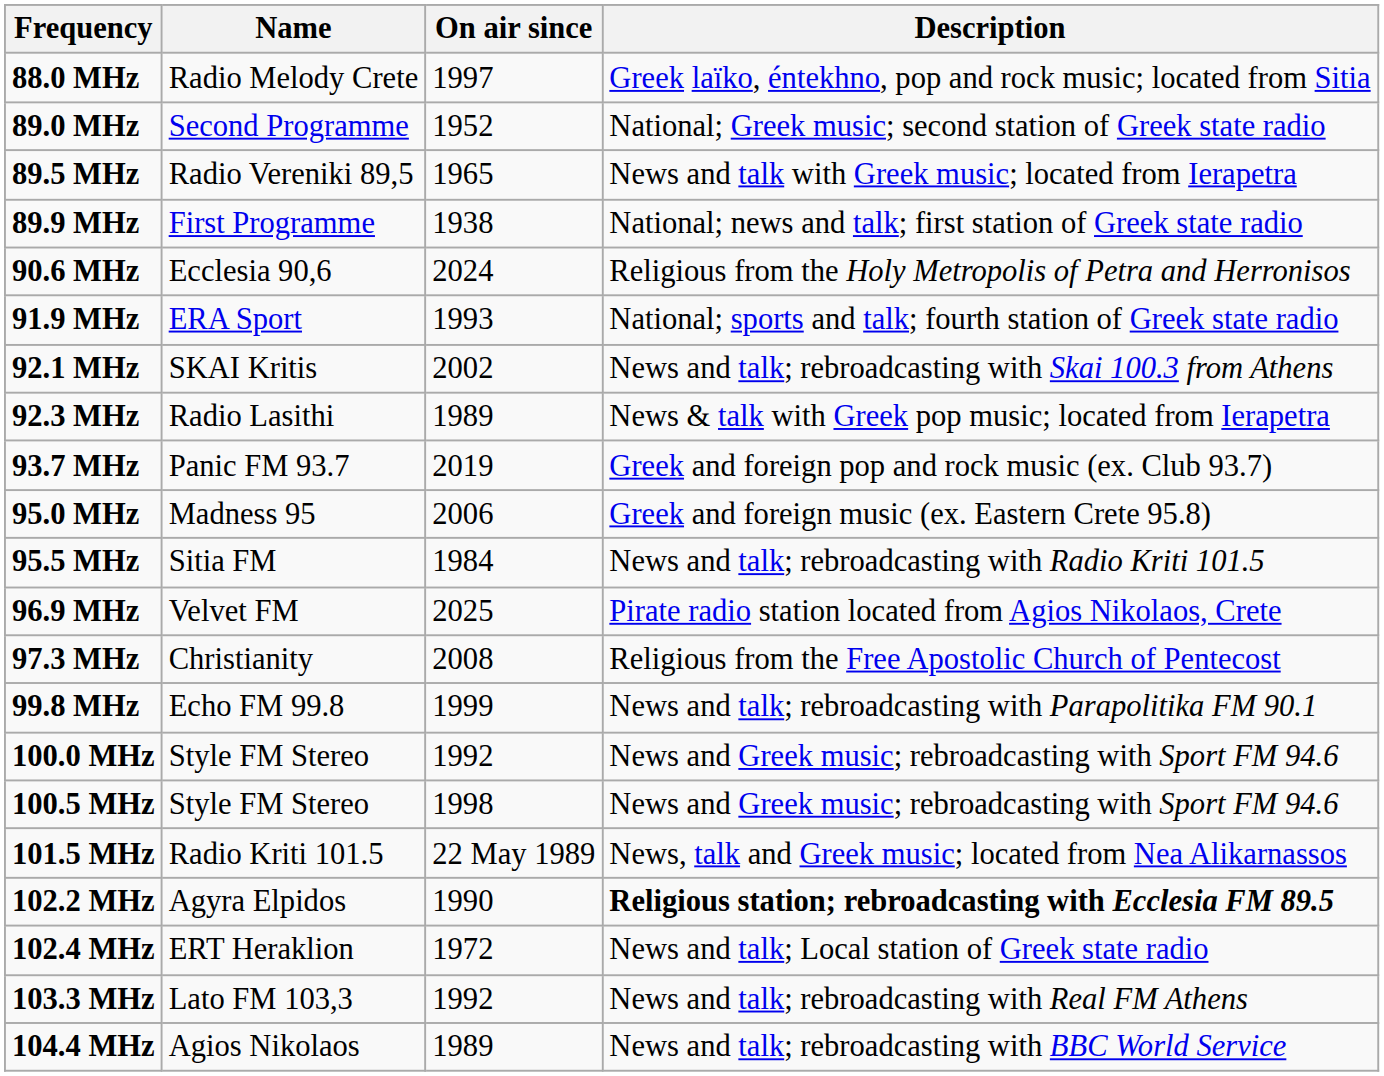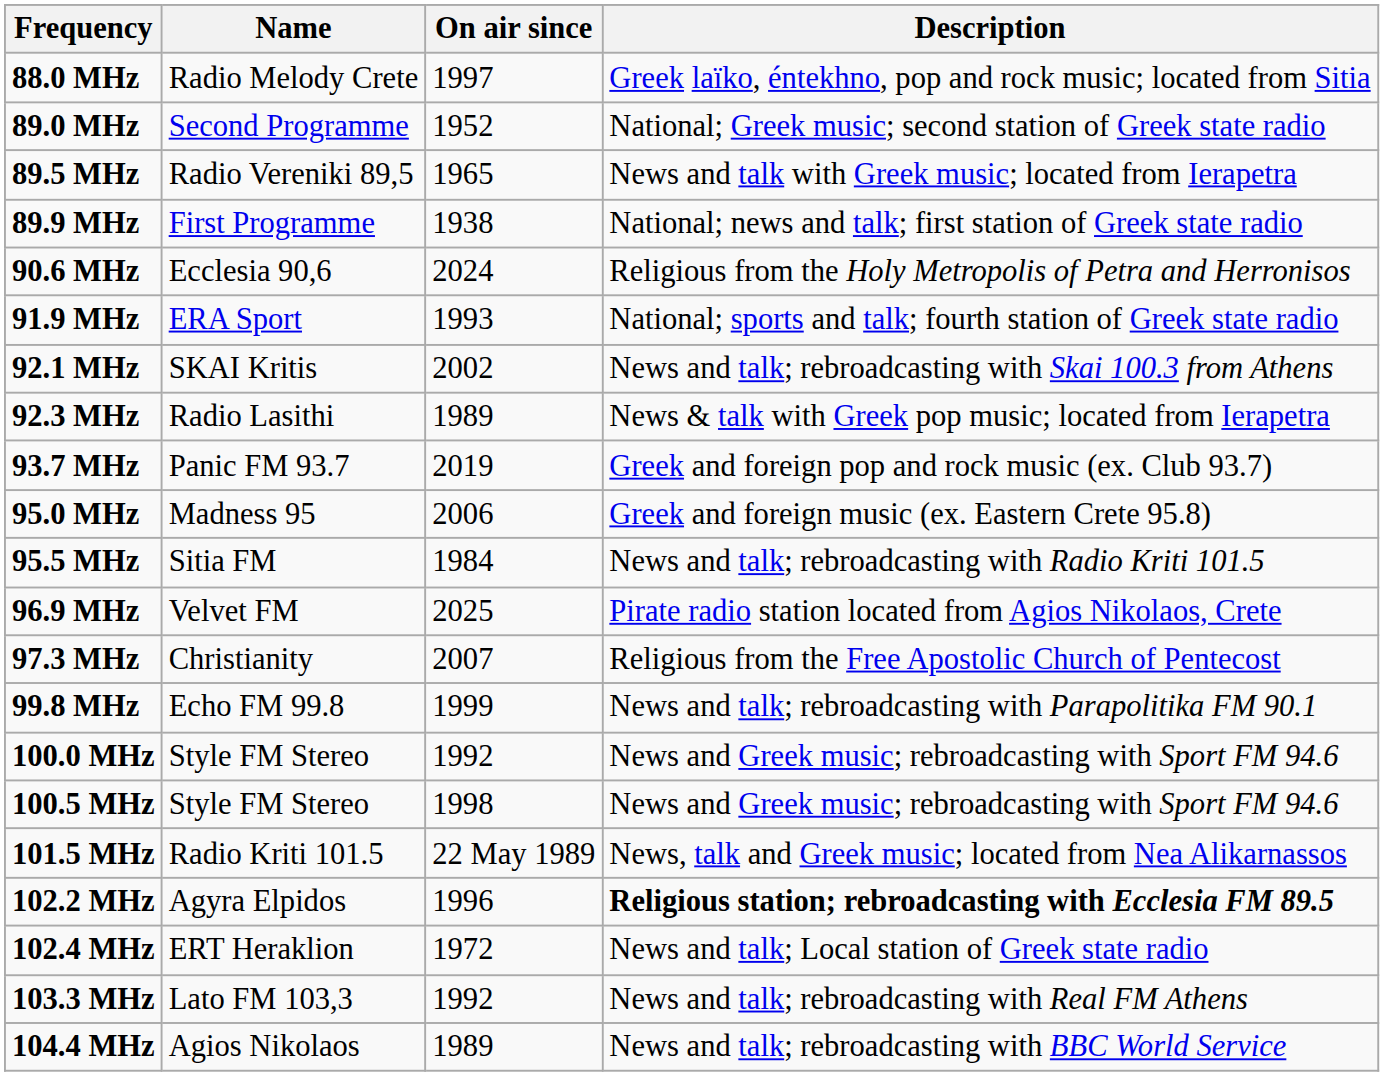(463, 658) 2008 -> (463, 658) 2007
(463, 901) 1990 -> (463, 901) 1996
